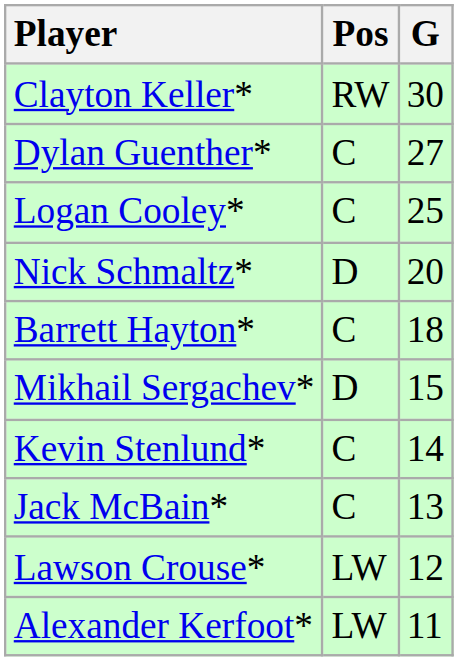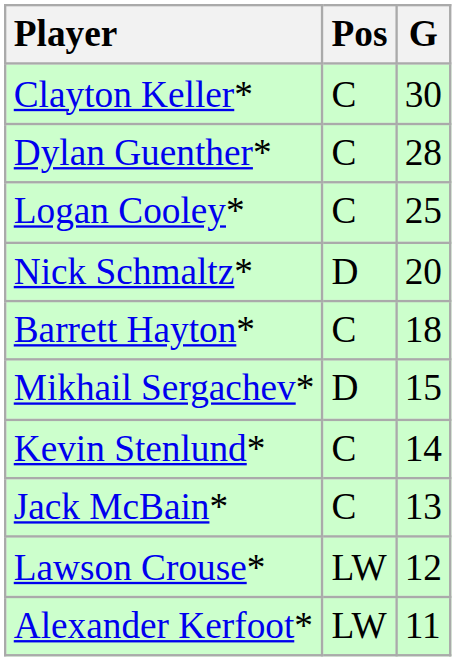(361, 93) RW -> (344, 93) C
(425, 152) 27 -> (423, 152) 28
